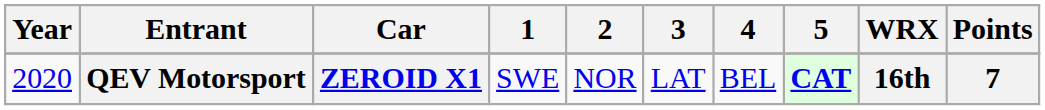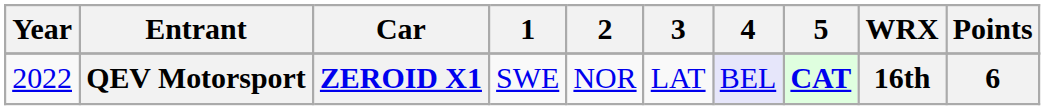(42, 78) 2020 -> (42, 78) 2022
(748, 78) no background -> (748, 78) lavender background
(993, 78) 7 -> (993, 78) 6
